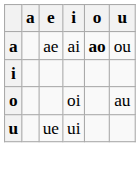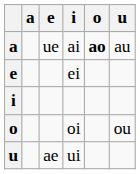(51, 45) ae -> (51, 45) ue
(122, 45) ou -> (122, 45) au
+ row: (74, 73)
(122, 100) au -> (122, 127) ou
(51, 127) ue -> (51, 155) ae
